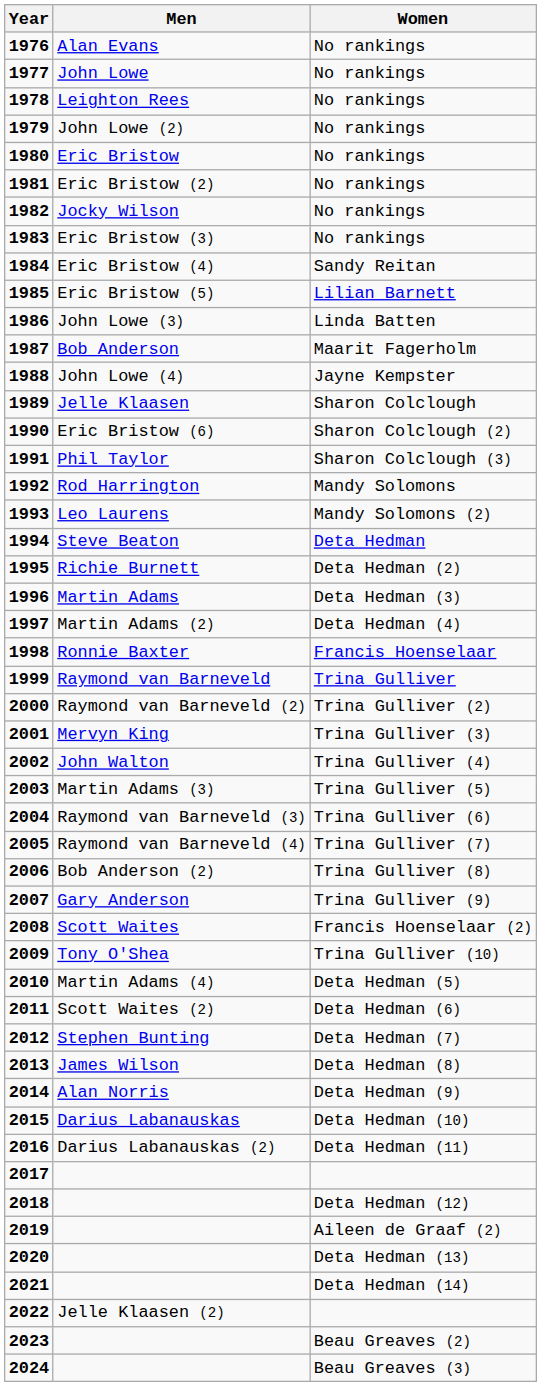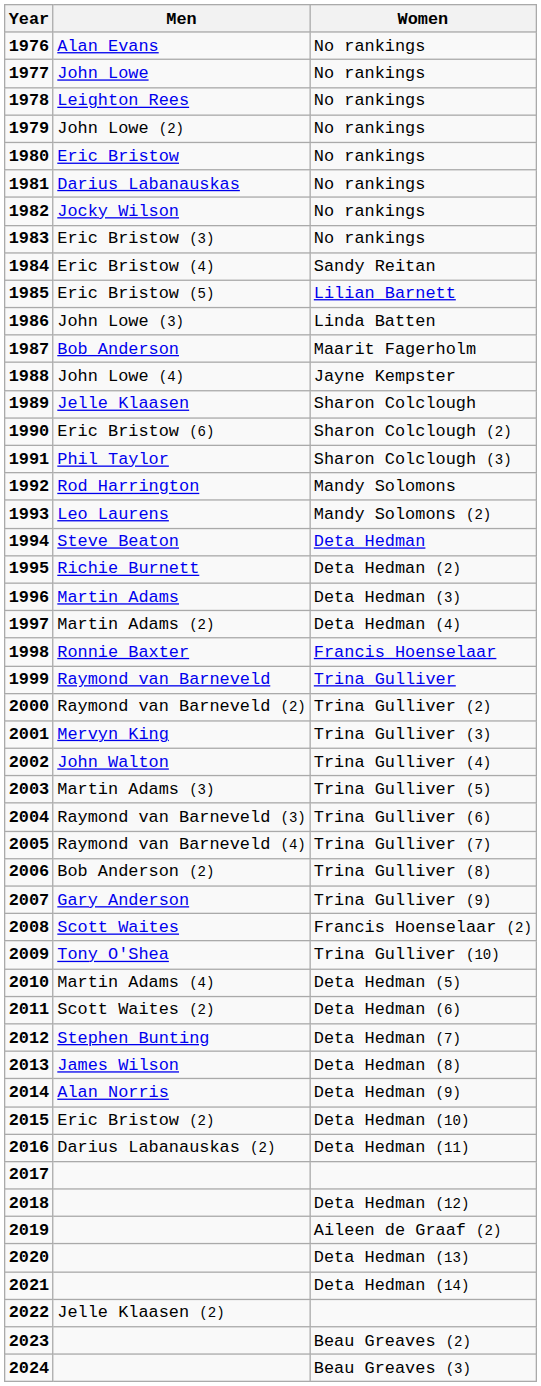(136, 184) Eric Bristow (2) -> (149, 184) Darius Labanauskas
(149, 1120) Darius Labanauskas -> (136, 1120) Eric Bristow (2)
